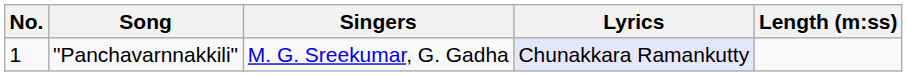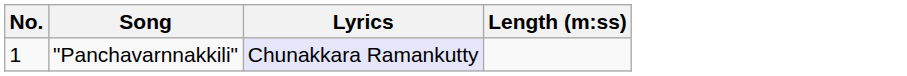- column: (378, 21)
